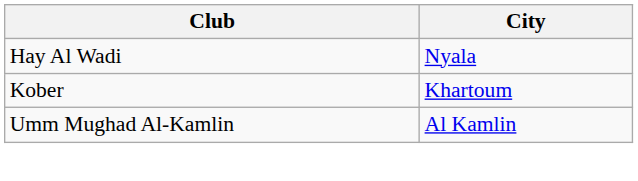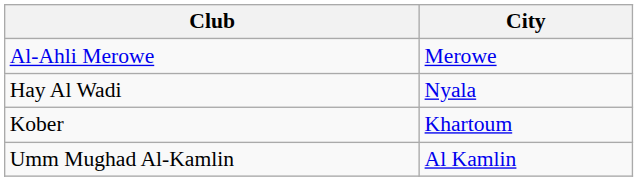+ row: (82, 55)
